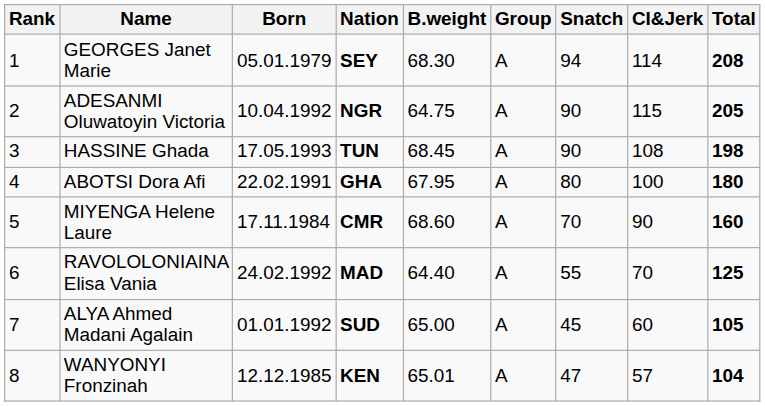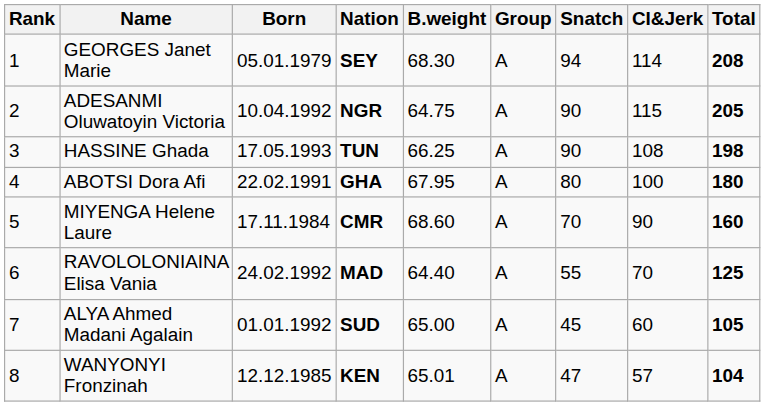(431, 151) 68.45 -> (431, 151) 66.25
